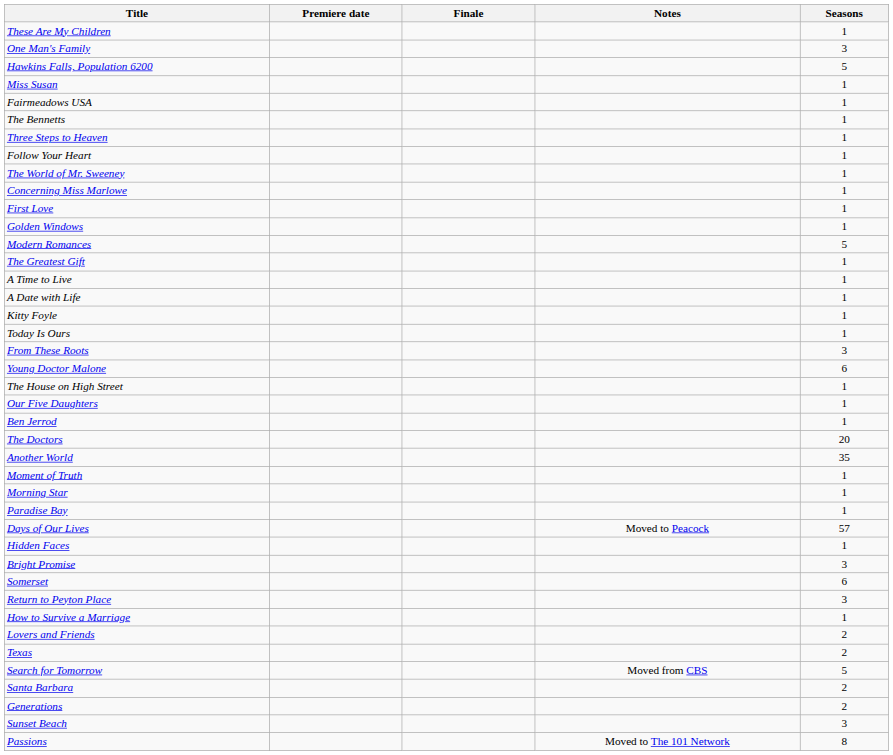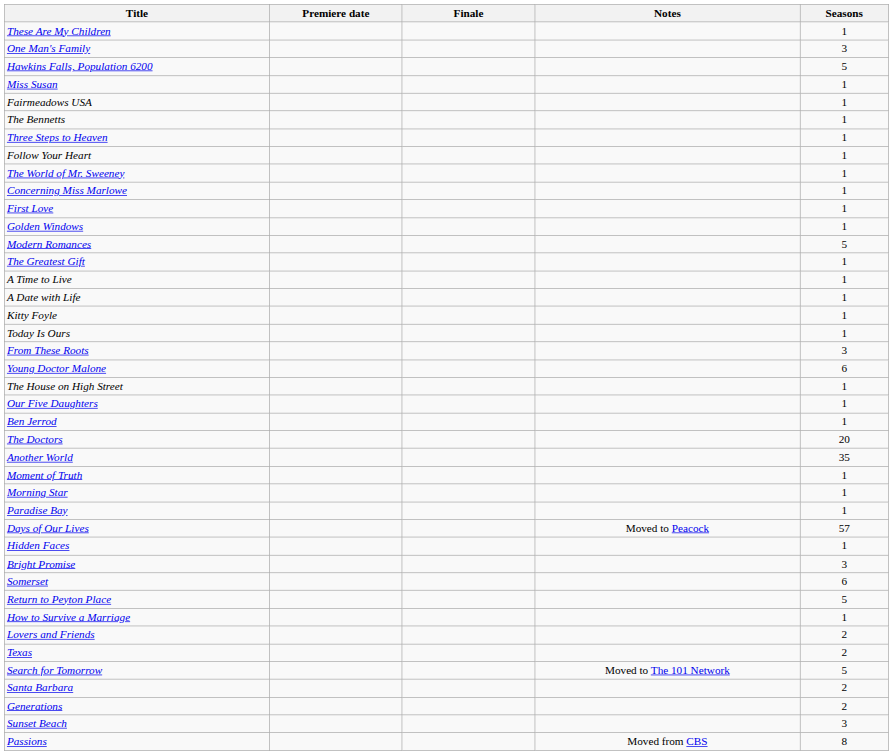(844, 599) 3 -> (844, 599) 5
(667, 670) Moved from CBS -> (667, 670) Moved to The 101 Network
(667, 741) Moved to The 101 Network -> (667, 741) Moved from CBS
